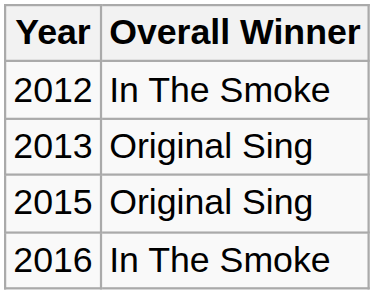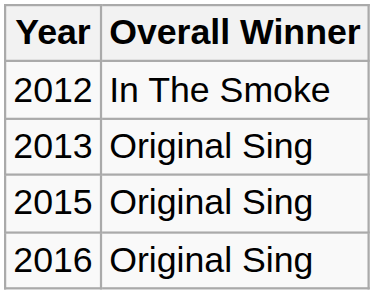(220, 259) In The Smoke -> (211, 259) Original Sing
